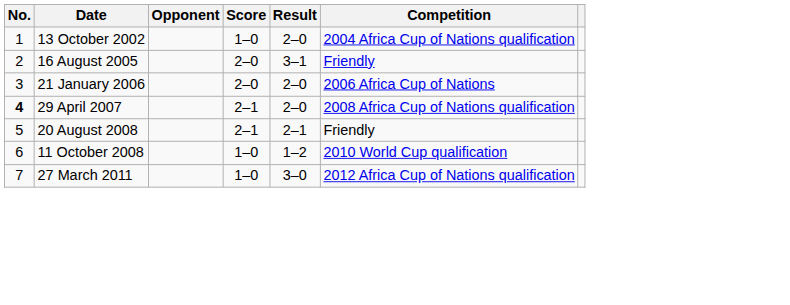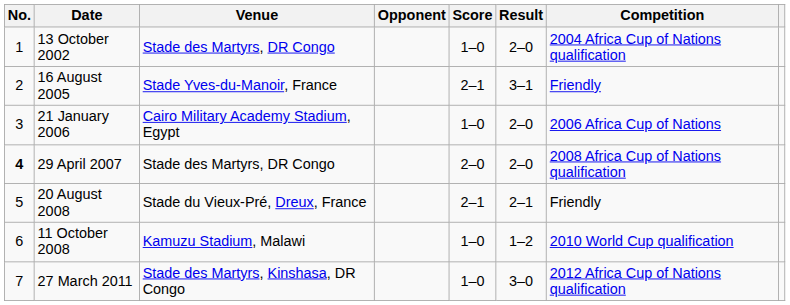+ column: (257, 15)
(246, 61) 2–0 -> (472, 85) 2–1
(246, 84) 2–0 -> (472, 124) 1–0
(246, 107) 2–1 -> (472, 163) 2–0
